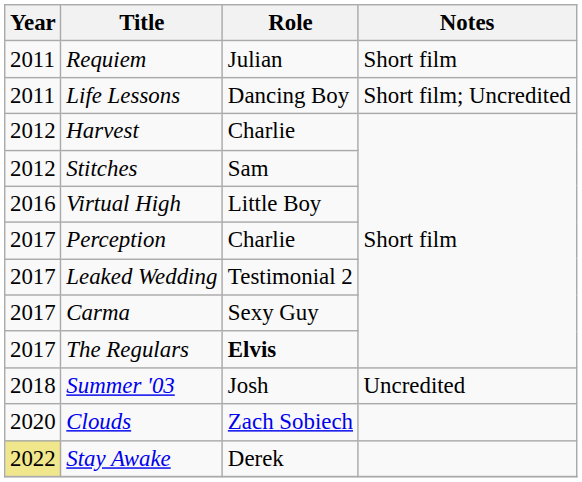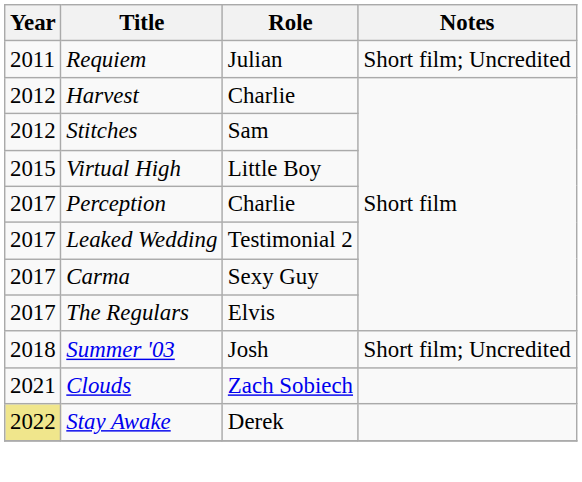(410, 58) Short film -> (467, 58) Short film; Uncredited
- row: (123, 95)
(33, 204) 2016 -> (33, 167) 2015
(252, 349) bold -> (251, 312) normal
(414, 385) Uncredited -> (467, 349) Short film; Uncredited
(33, 421) 2020 -> (33, 385) 2021
